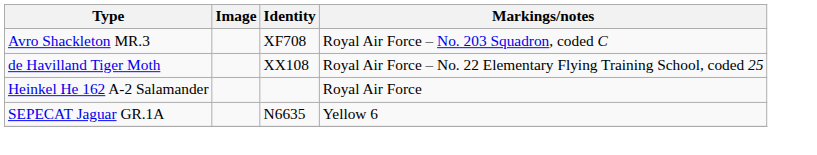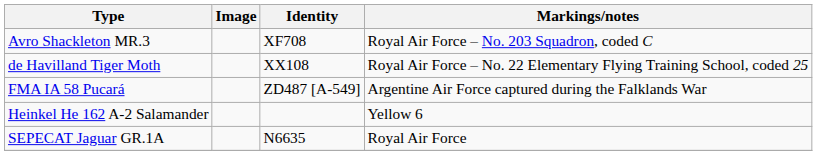+ row: (66, 89)
(372, 89) Royal Air Force -> (395, 114) Yellow 6
(350, 114) Yellow 6 -> (417, 138) Royal Air Force
